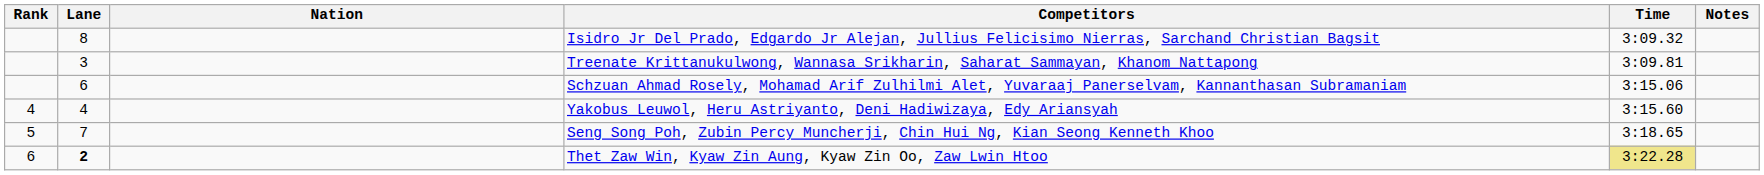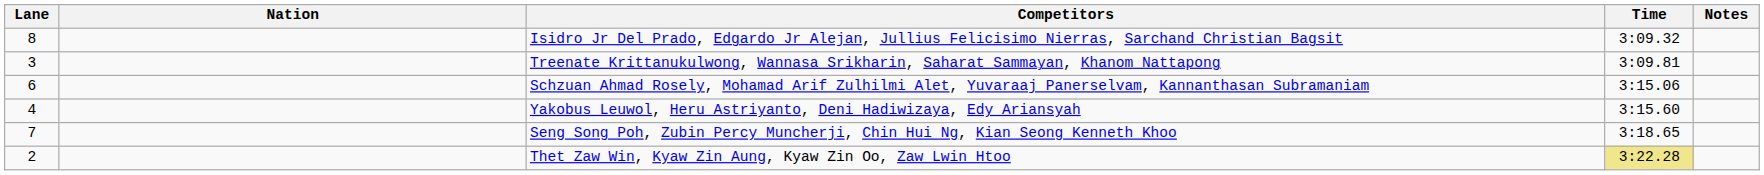- column: (31, 17)
(84, 158) bold -> (32, 158) normal
